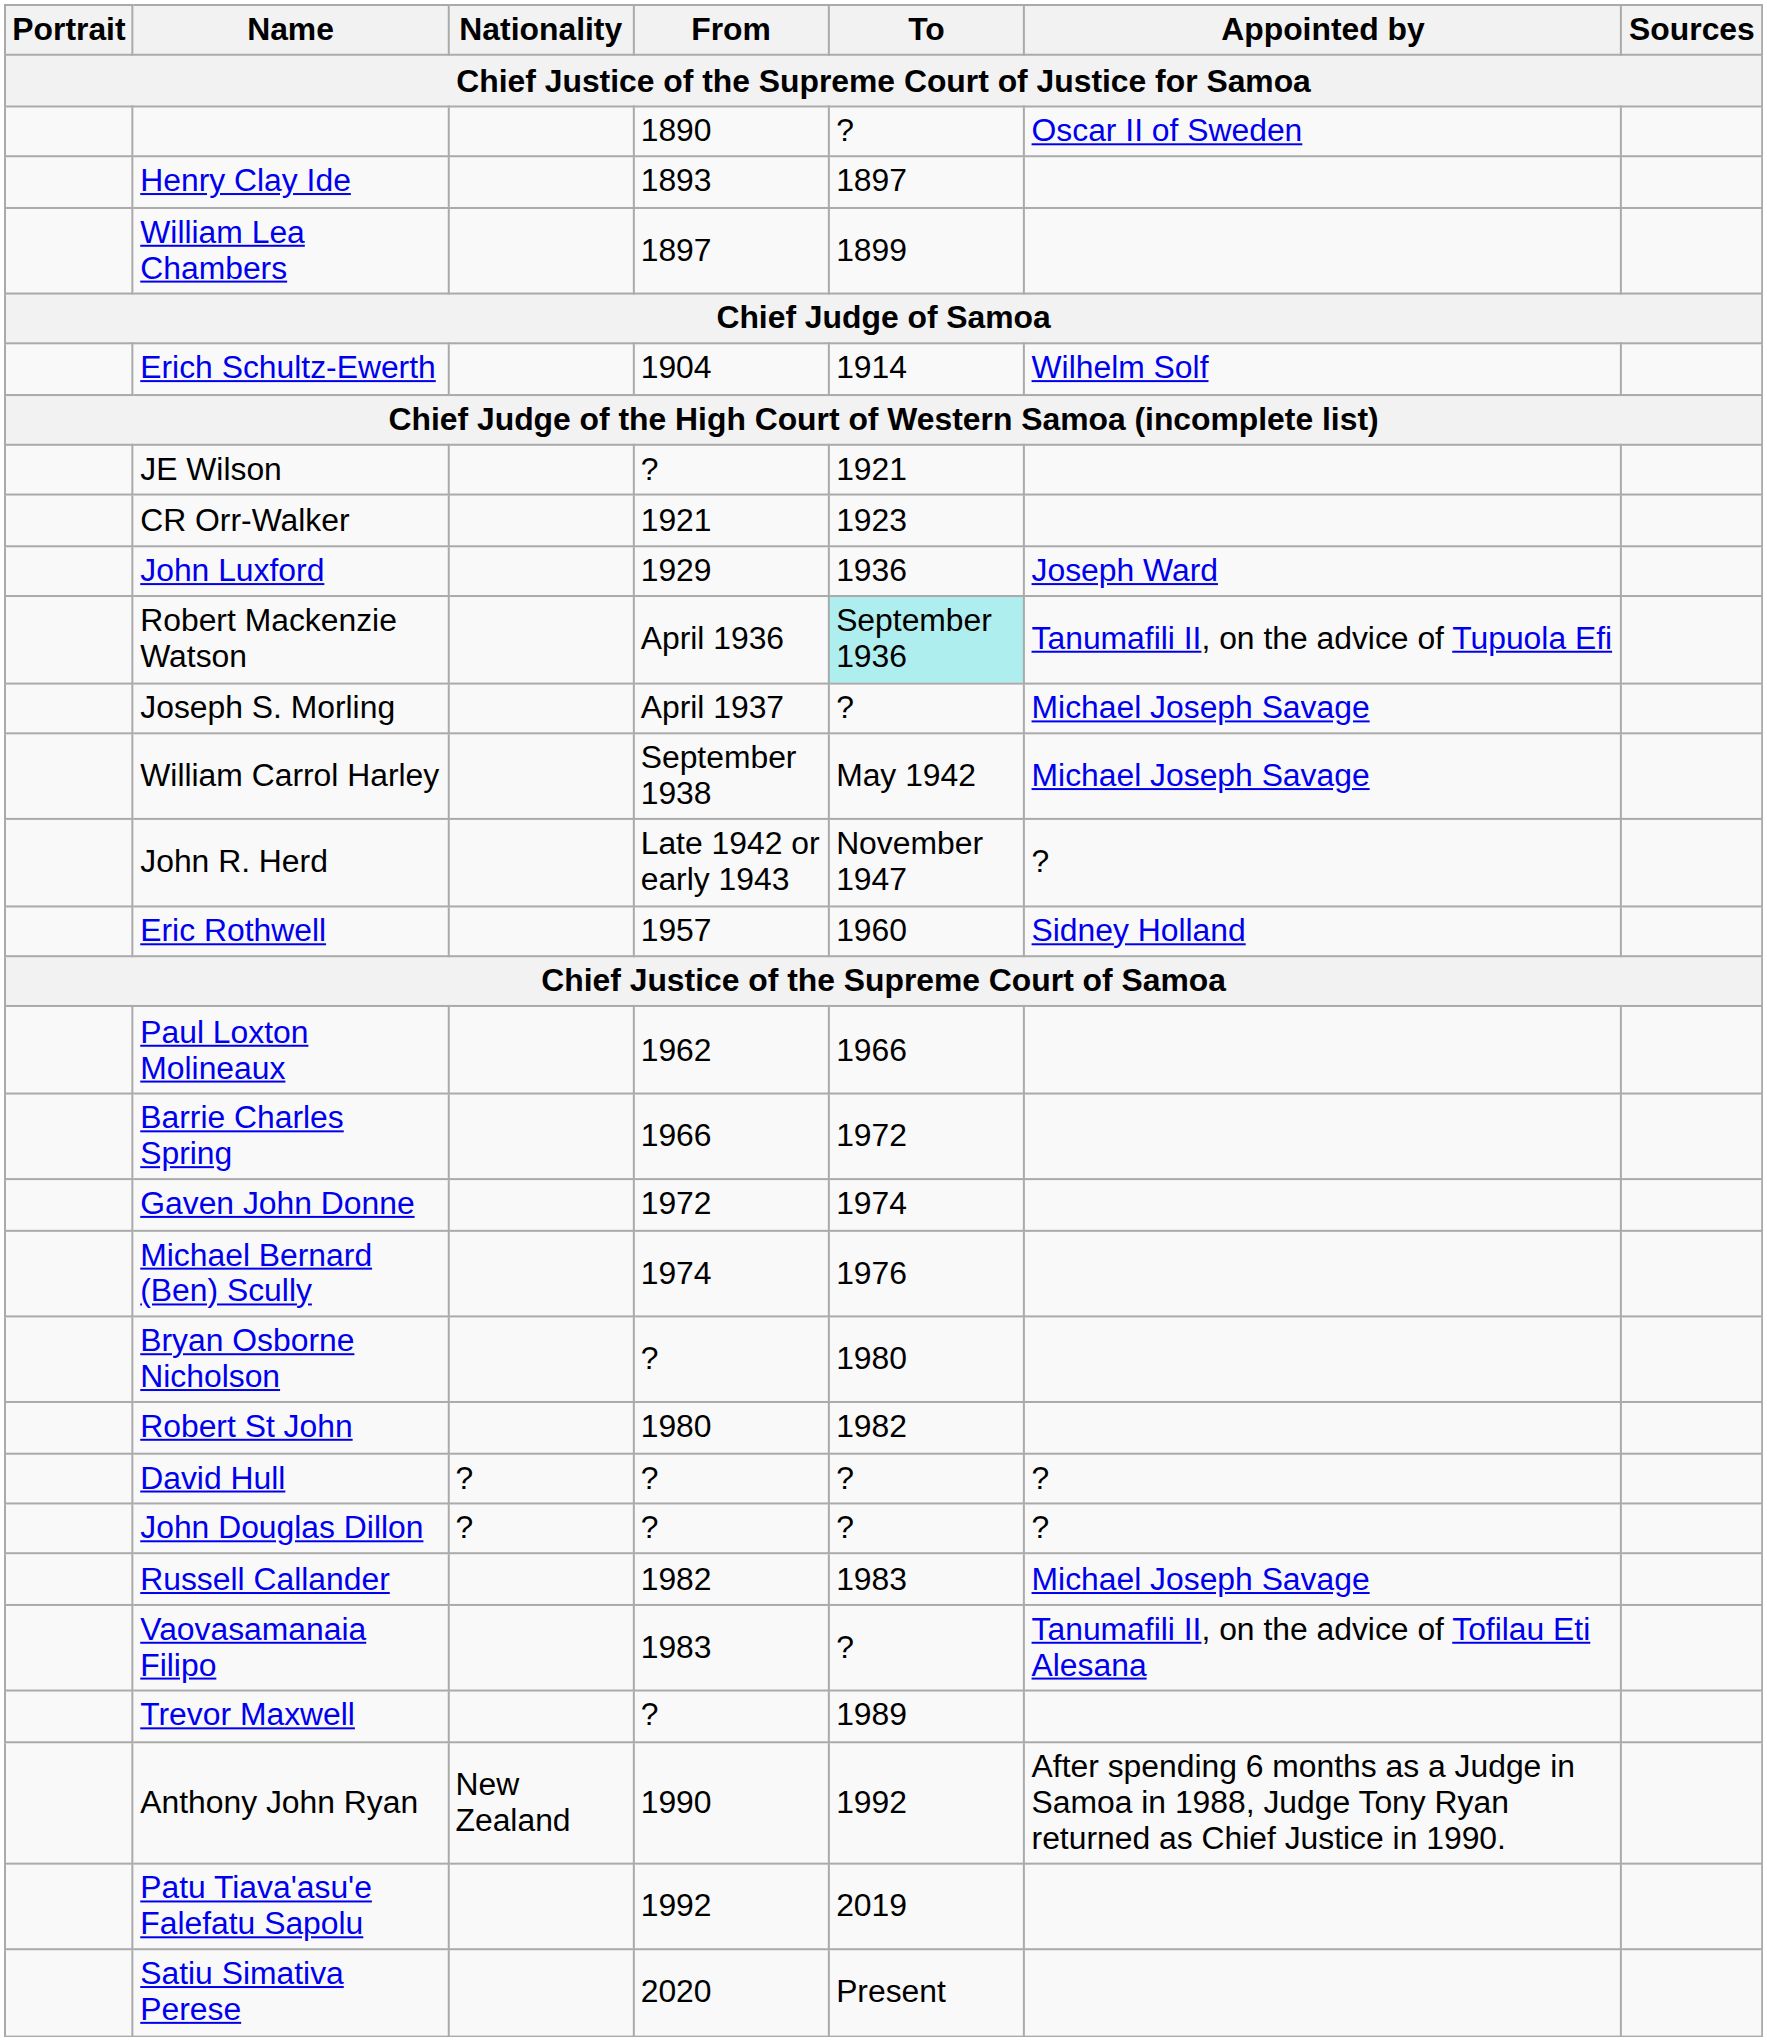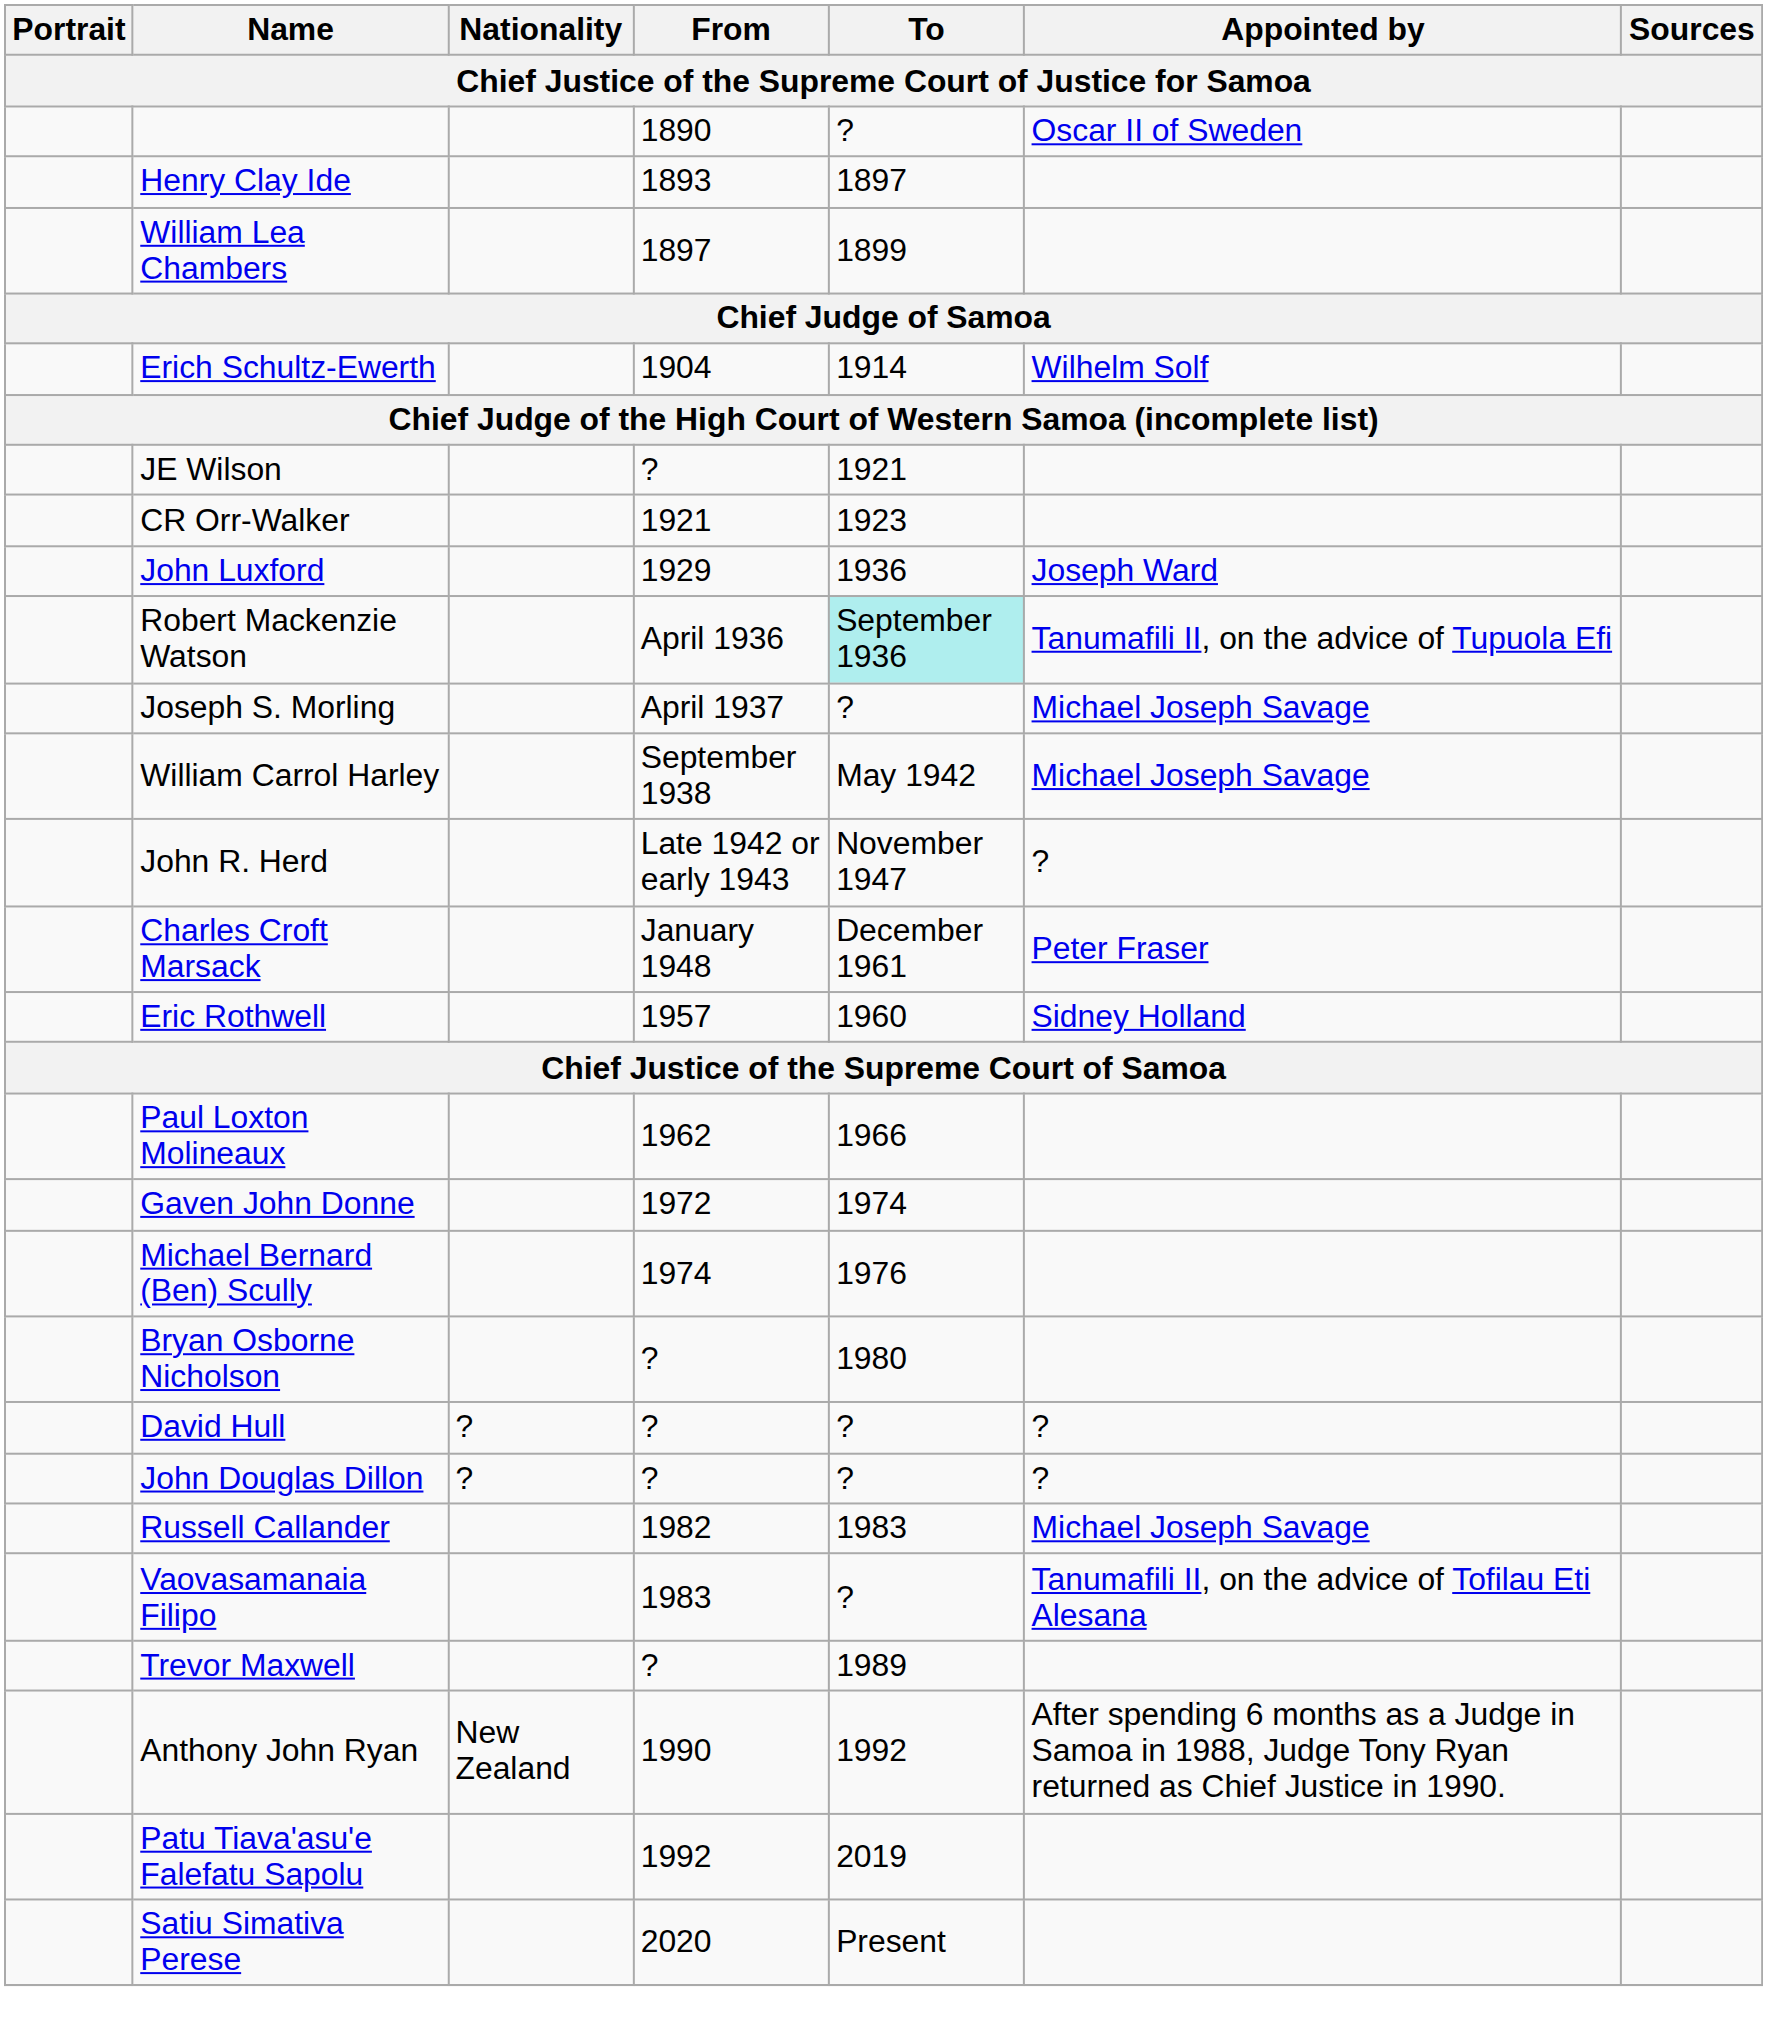+ row: (234, 948)
- row: (242, 1135)
- row: (246, 1427)
